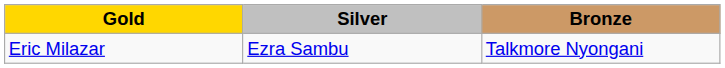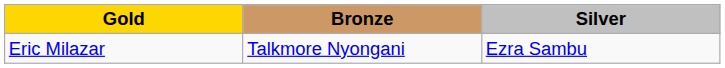columns swapped: (362, 19) <-> (601, 19)
